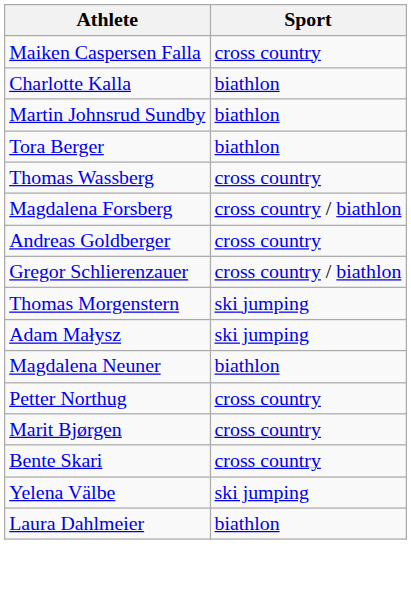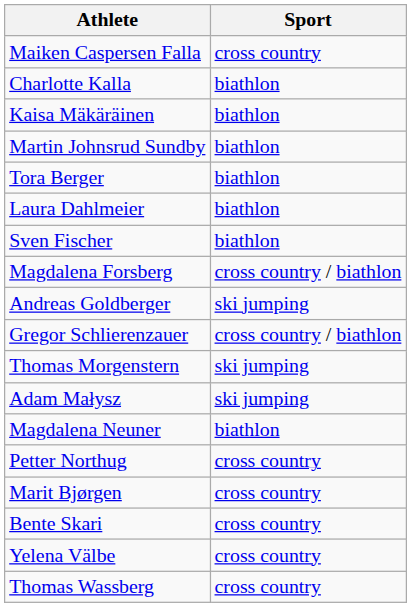+ row: (82, 114)
rows swapped: (77, 523) <-> (82, 177)
+ row: (61, 240)
(268, 240) cross country -> (262, 303) ski jumping
(262, 492) ski jumping -> (268, 555) cross country
